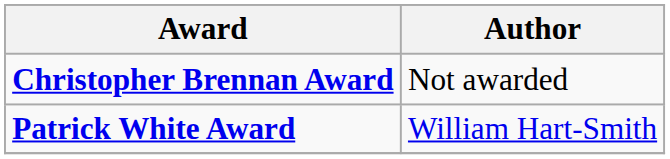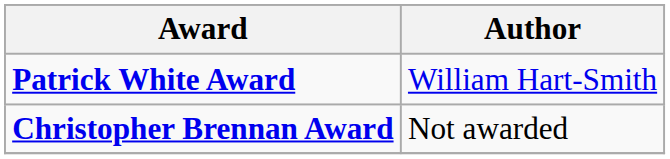rows swapped: (203, 78) <-> (154, 128)
